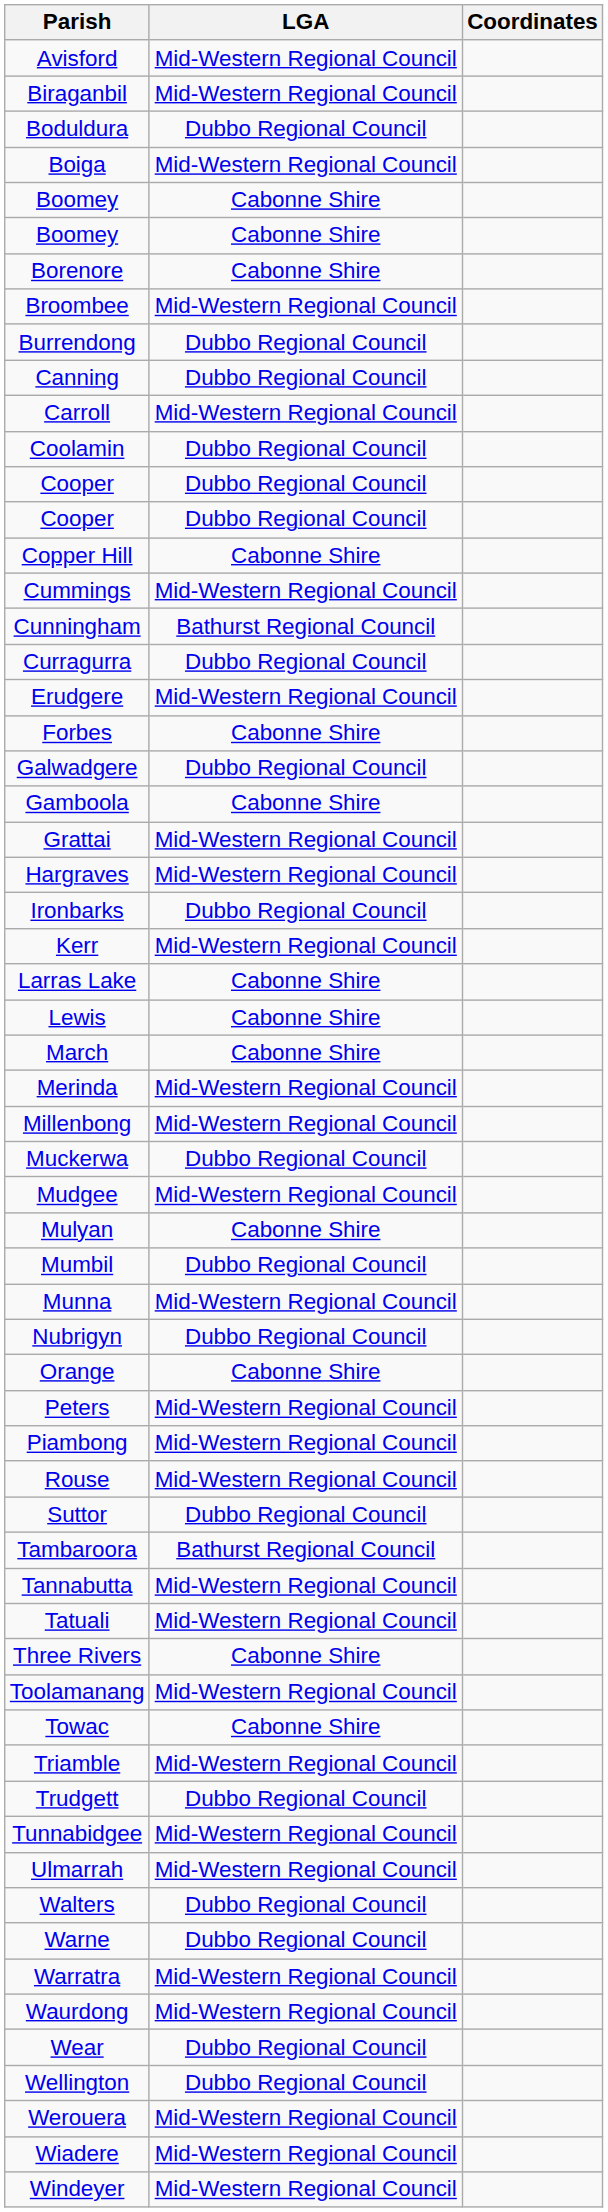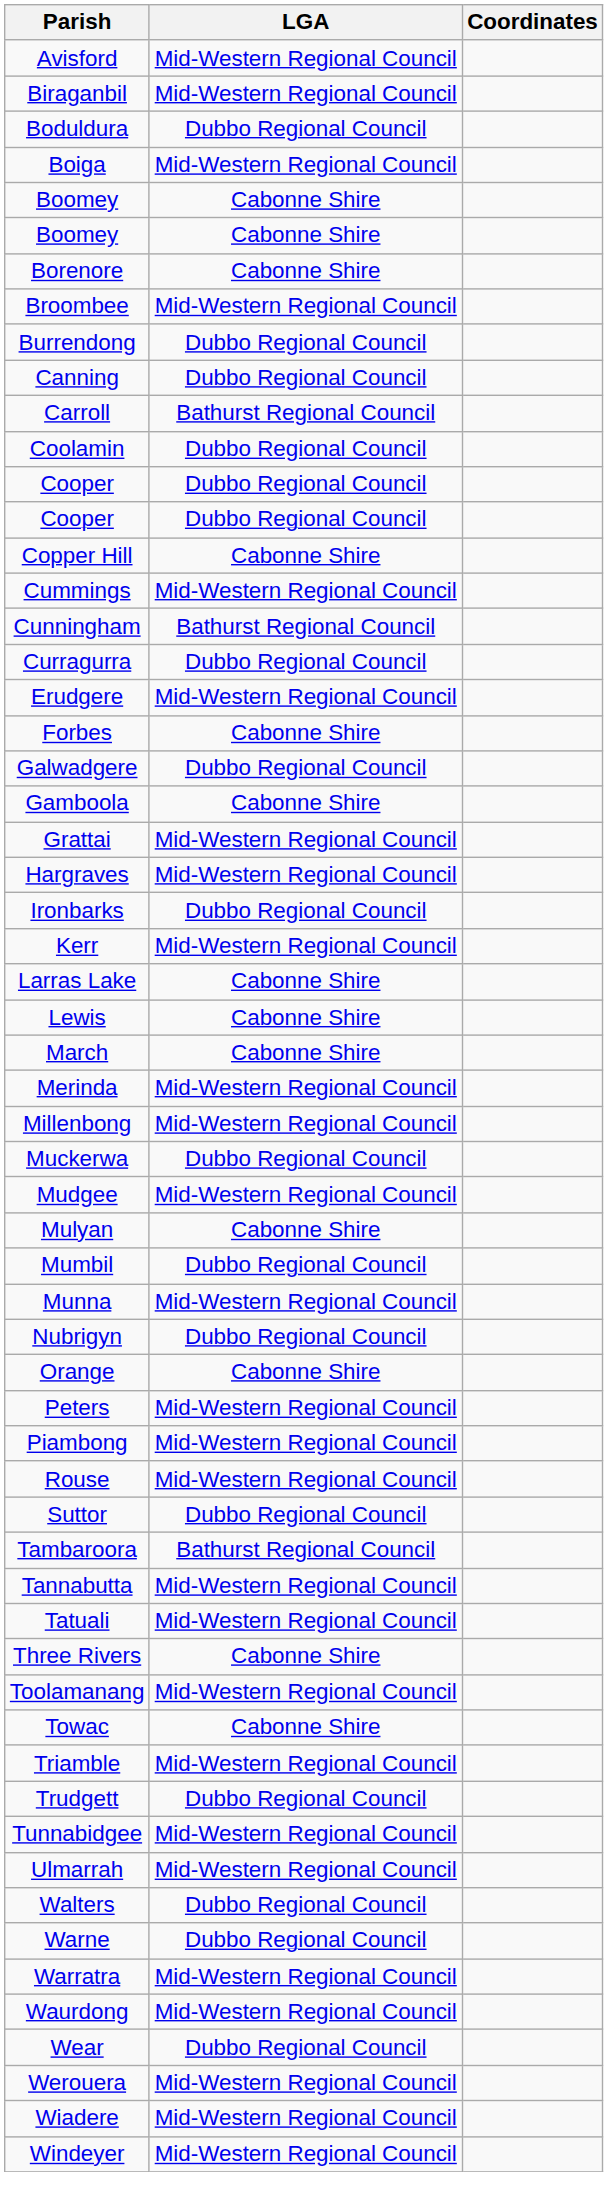+ row: (77, 413)
- row: (77, 413)
- row: (77, 2082)
